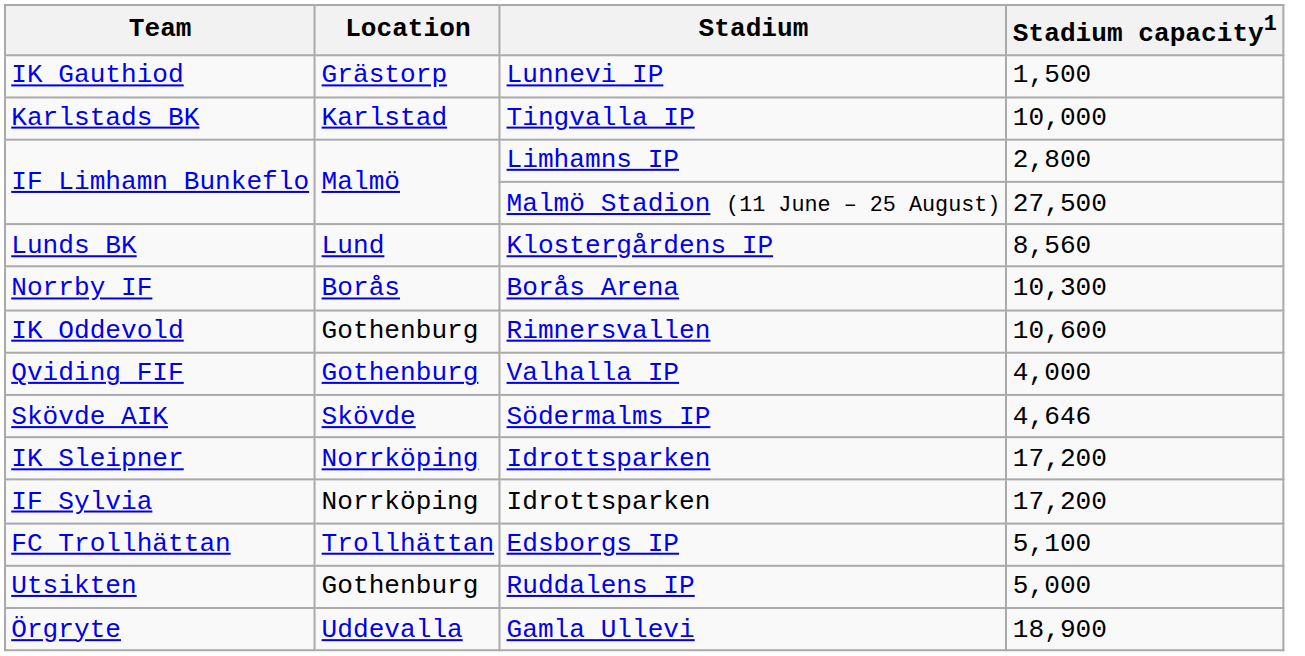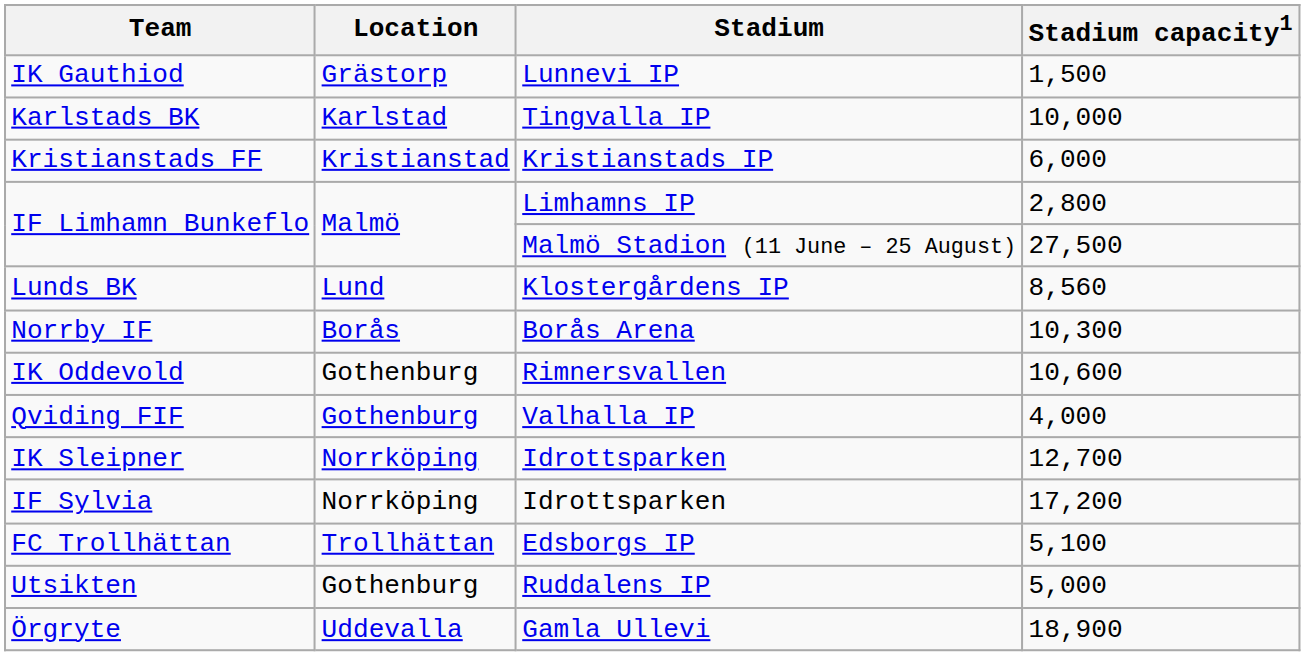+ row: (137, 161)
- row: (90, 416)
(1060, 459) 17,200 -> (1076, 459) 12,700
